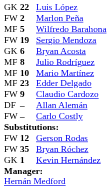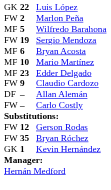(11, 51) GK -> (11, 51) MF
- row: (65, 62)
